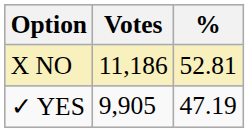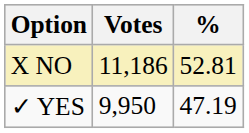(127, 106) 9,905 -> (127, 106) 9,950
